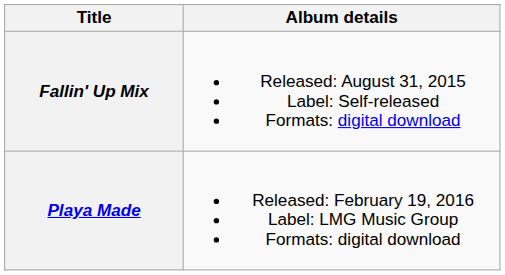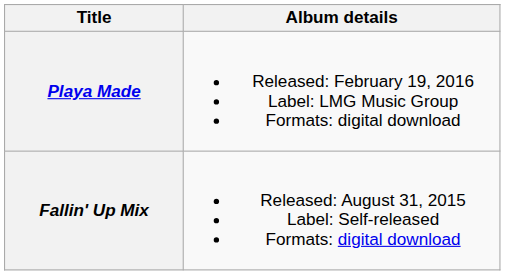rows swapped: (94, 91) <-> (94, 210)
